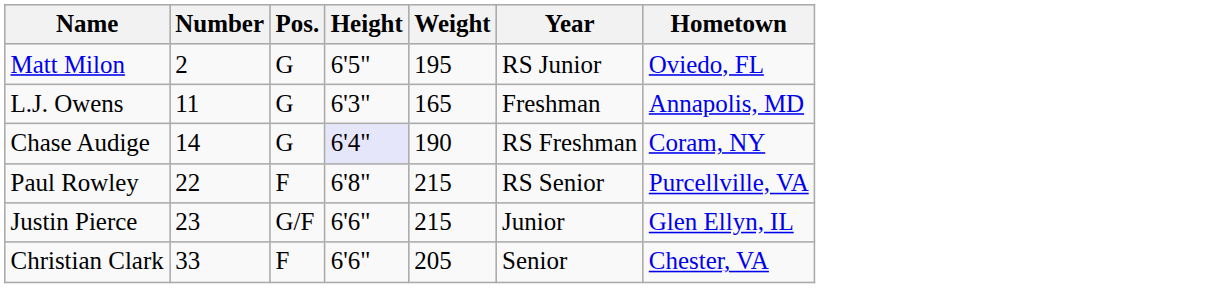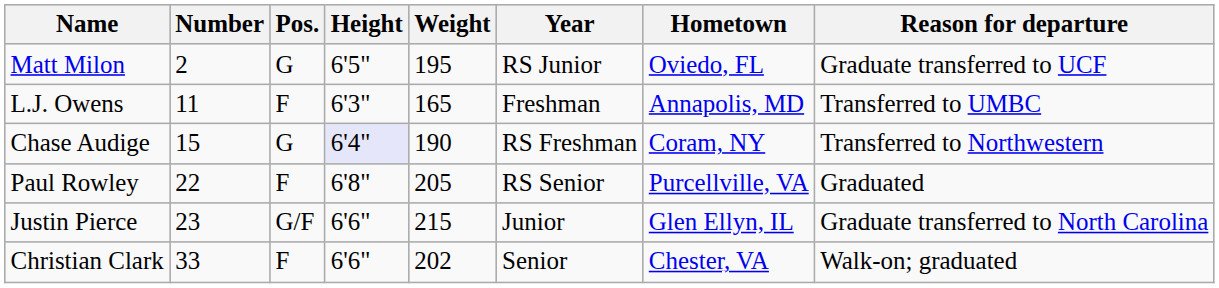+ column: (1014, 24)
(285, 103) G -> (282, 103) F
(188, 143) 14 -> (188, 143) 15
(433, 182) 215 -> (433, 182) 205
(433, 261) 205 -> (433, 261) 202
